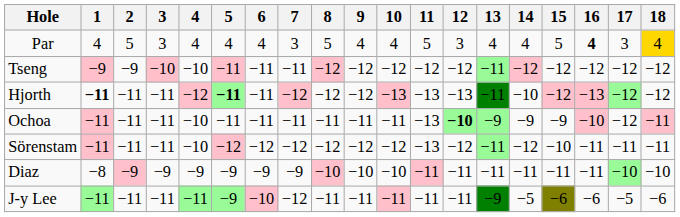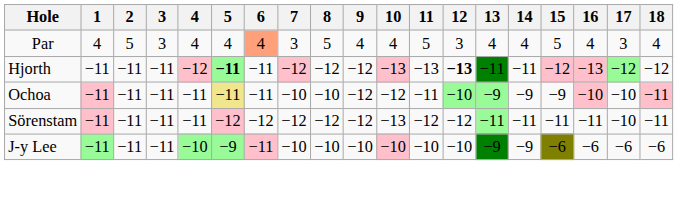(262, 43) no background -> (261, 43) lightsalmon background
(592, 43) bold -> (590, 43) normal
(658, 43) gold background -> (656, 43) no background
- row: (28, 69)
(97, 95) bold -> (97, 69) normal
(460, 95) normal -> (459, 69) bold
(525, 95) −10 -> (525, 69) −11
(195, 120) −10 -> (195, 95) −11
(228, 120) no background -> (228, 95) khaki background
(295, 120) −11 -> (294, 95) −10
(328, 120) −11 -> (327, 95) −10
(361, 120) −11 -> (360, 95) −12
(394, 120) −11 -> (393, 95) −12
(427, 120) −13 -> (426, 95) −11
(460, 120) bold -> (459, 95) normal
(625, 120) −12 -> (623, 95) −10
(195, 146) −10 -> (195, 120) −11
(394, 146) −12 -> (393, 120) −13
(427, 146) −13 -> (426, 120) −12
(525, 146) −12 -> (525, 120) −11
(558, 146) −10 -> (557, 120) −11
(625, 146) −11 -> (623, 120) −10
- row: (24, 172)
(195, 198) −11 -> (195, 146) −10
(262, 198) −10 -> (261, 146) −11
(295, 198) −12 -> (294, 146) −10
(328, 198) −11 -> (327, 146) −10
(361, 198) −11 -> (360, 146) −10
(394, 198) −11 -> (393, 146) −10
(427, 198) −11 -> (426, 146) −10
(460, 198) −11 -> (459, 146) −10
(525, 198) −5 -> (525, 146) −9
(625, 198) −5 -> (623, 146) −6
